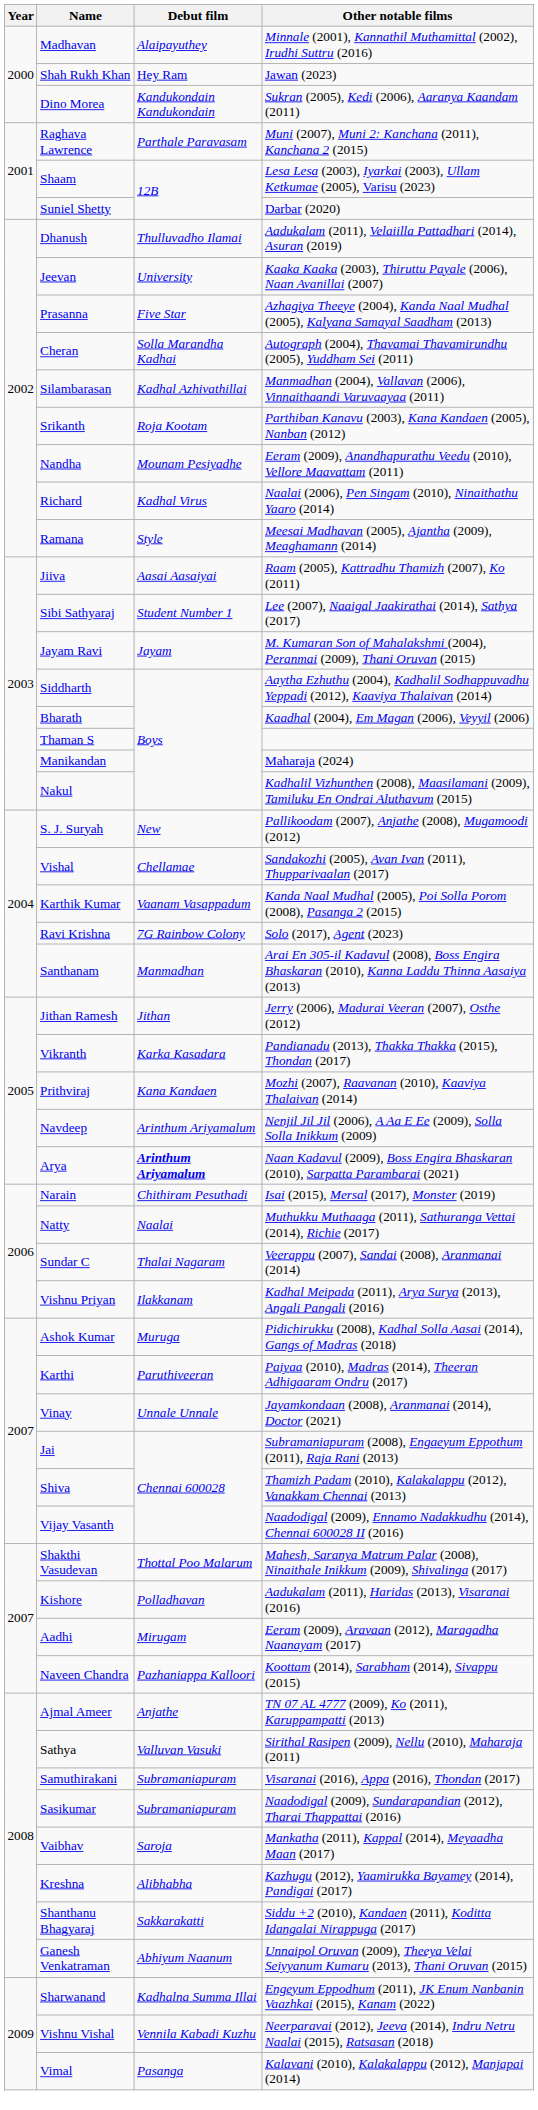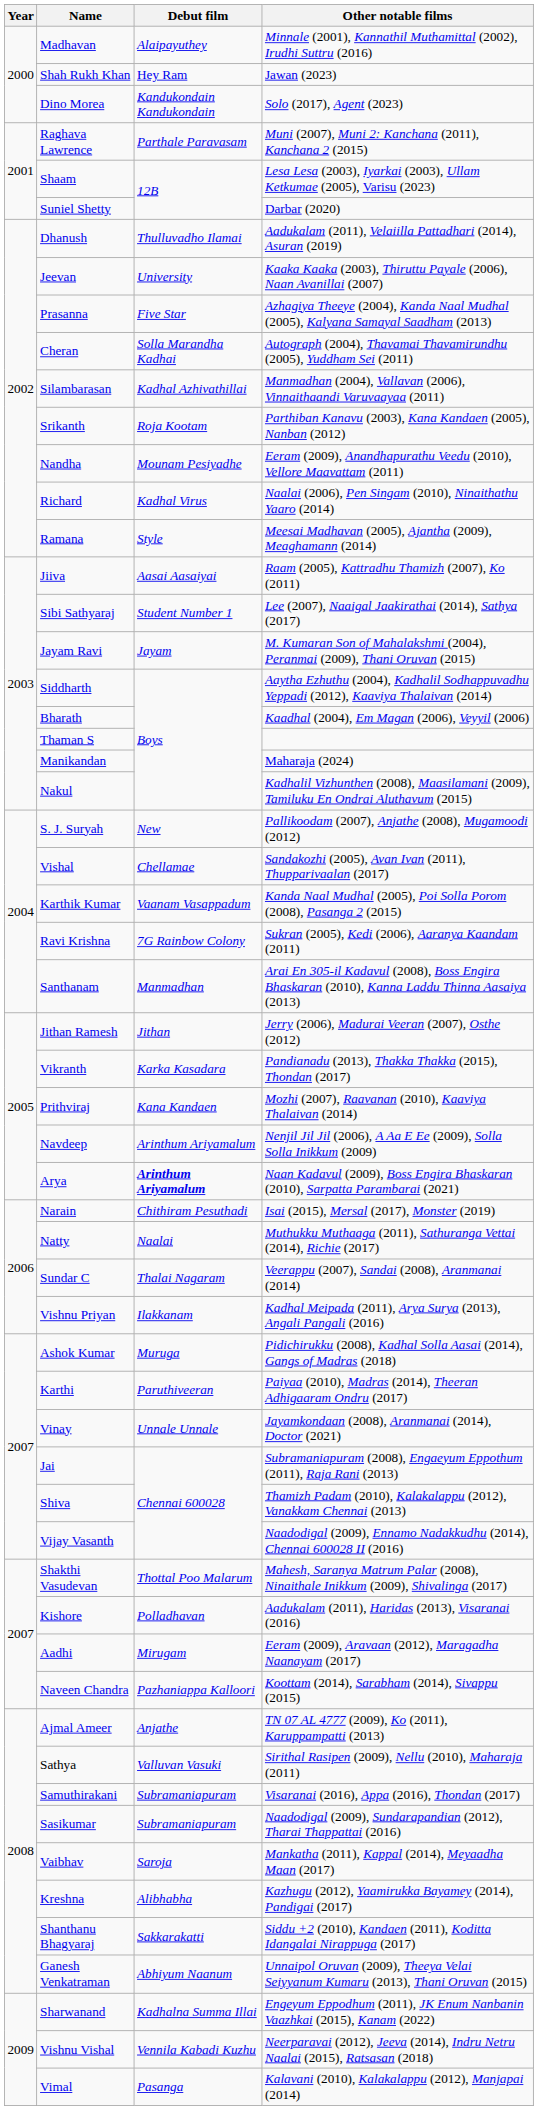(391, 104) Sukran (2005), Kedi (2006), Aaranya Kaandam (2011) -> (334, 104) Solo (2017), Agent (2023)
(334, 933) Solo (2017), Agent (2023) -> (391, 940) Sukran (2005), Kedi (2006), Aaranya Kaandam (2011)
